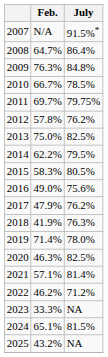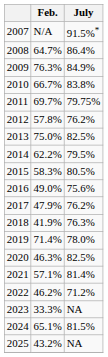(81, 67) 84.8% -> (81, 67) 84.9%
(81, 85) 78.5% -> (81, 85) 83.8%
